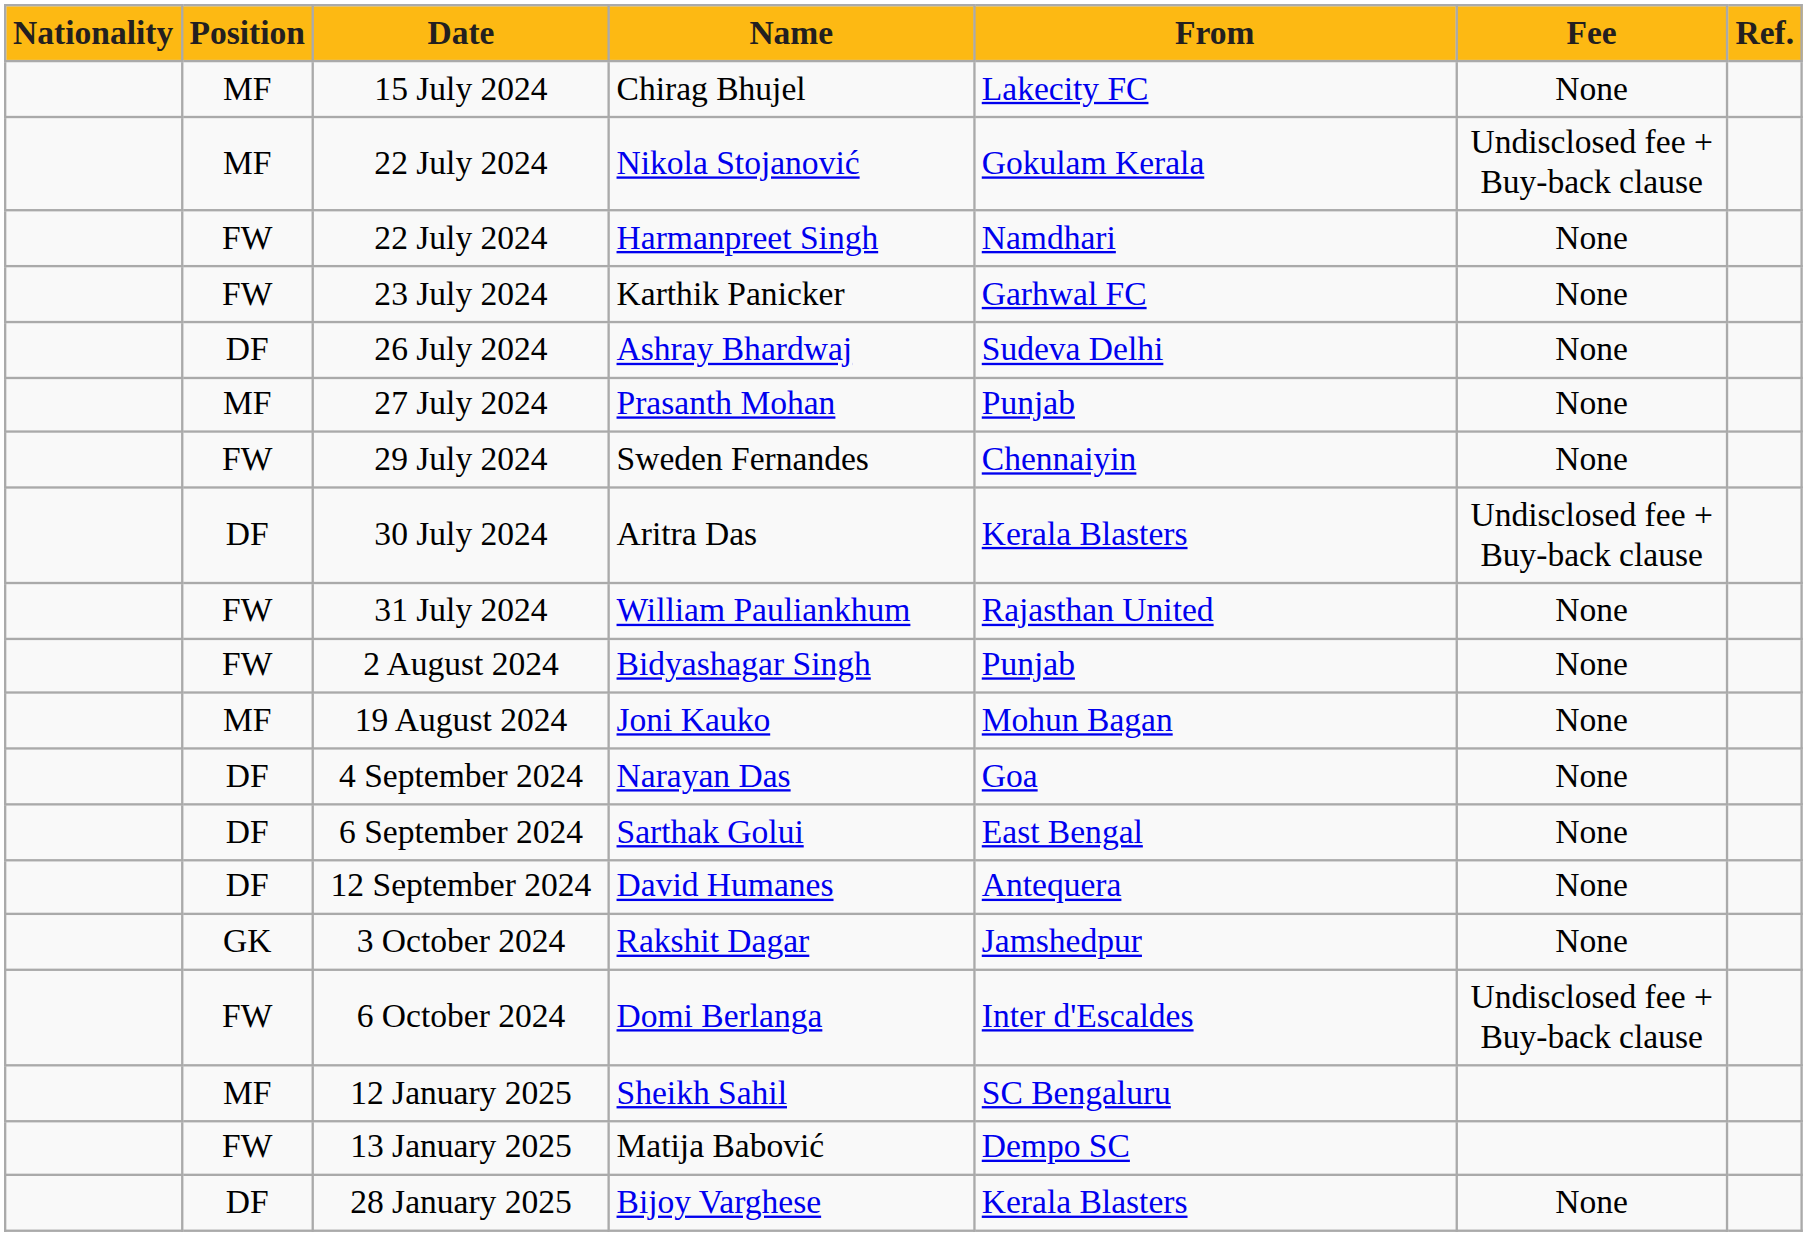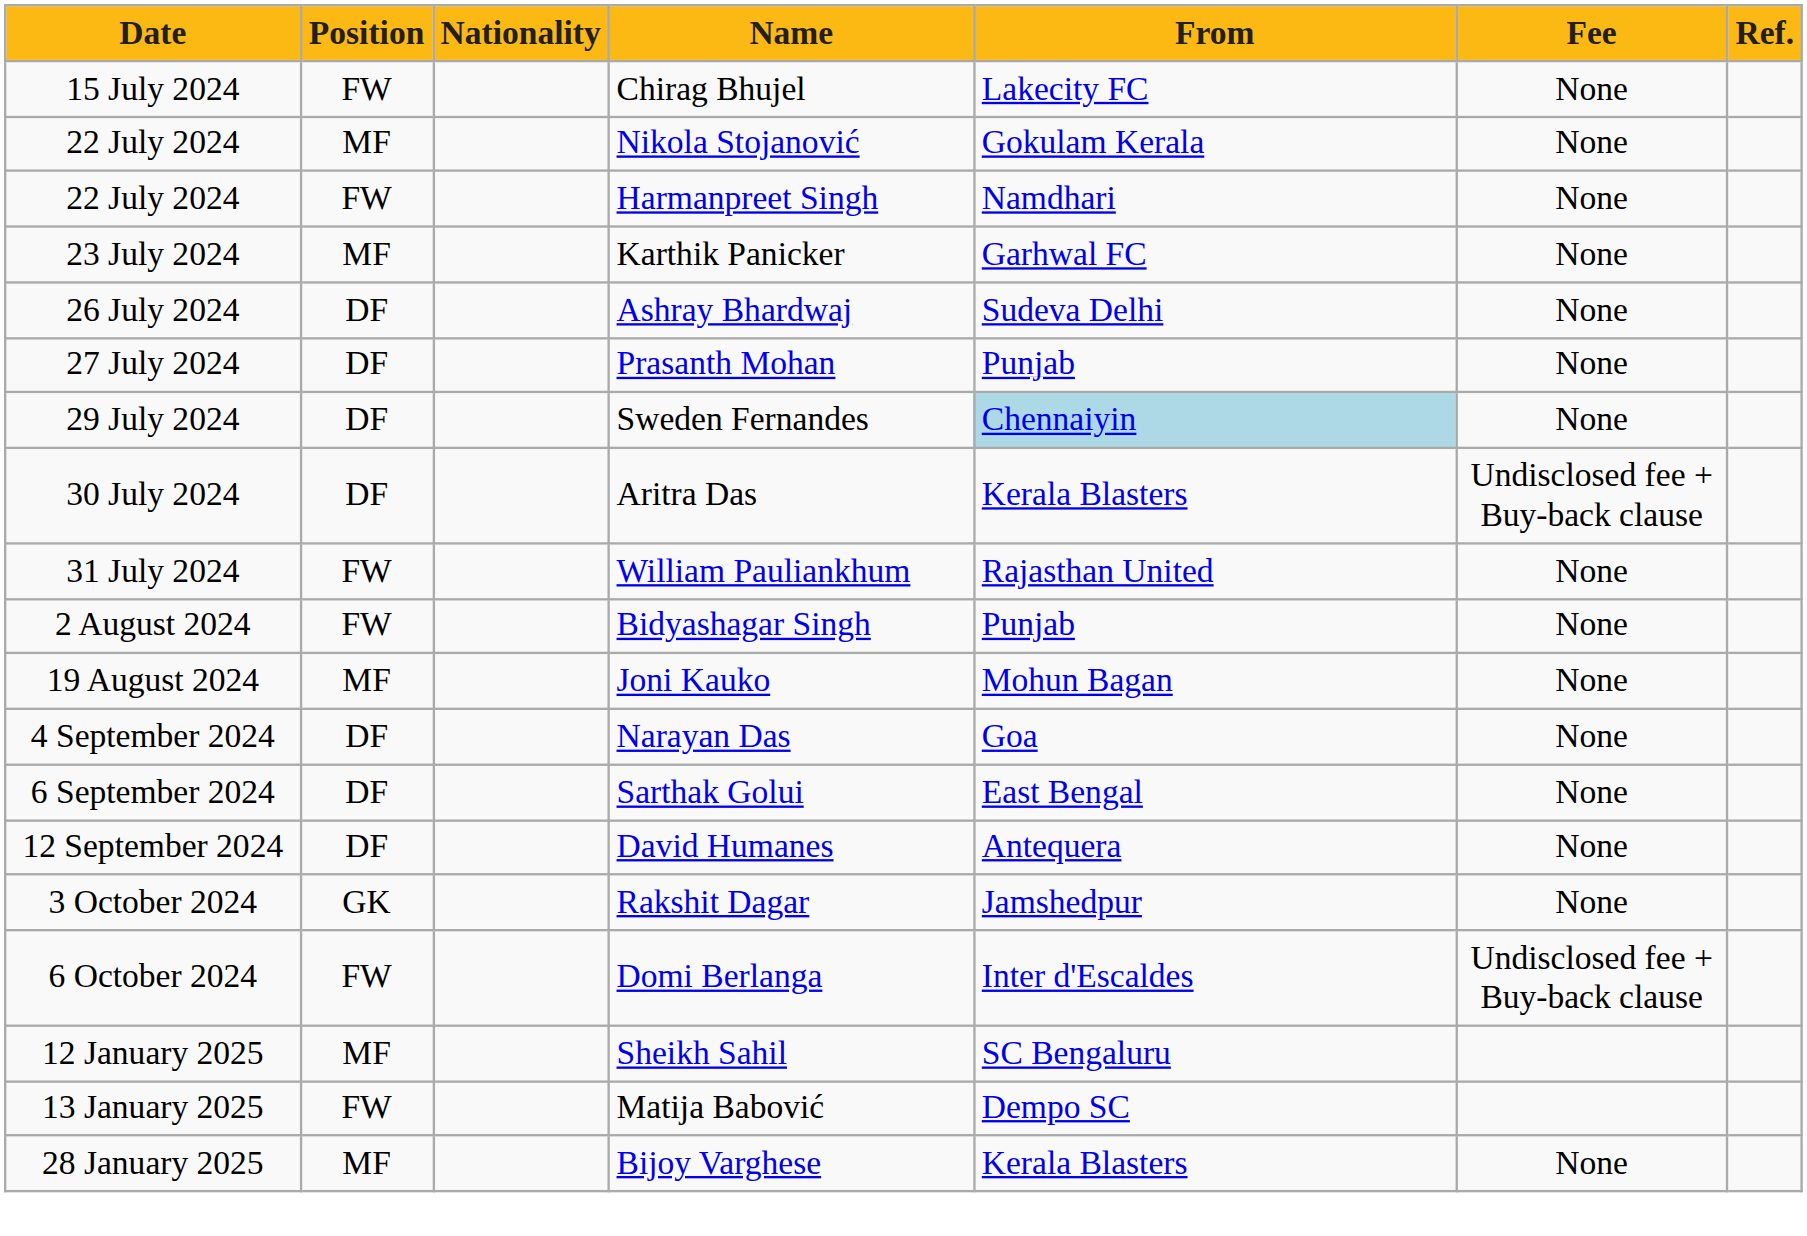columns swapped: (461, 32) <-> (93, 32)
(247, 87) MF -> (367, 87) FW
(1592, 163) Undisclosed fee + Buy-back clause -> (1592, 143) None
(247, 293) FW -> (367, 253) MF
(247, 404) MF -> (367, 364) DF
(247, 459) FW -> (367, 419) DF
(1059, 459) no background -> (1059, 419) lightblue background
(247, 1202) DF -> (367, 1163) MF
